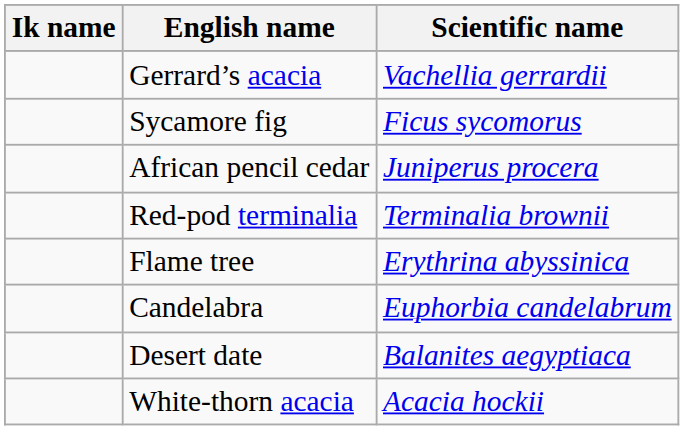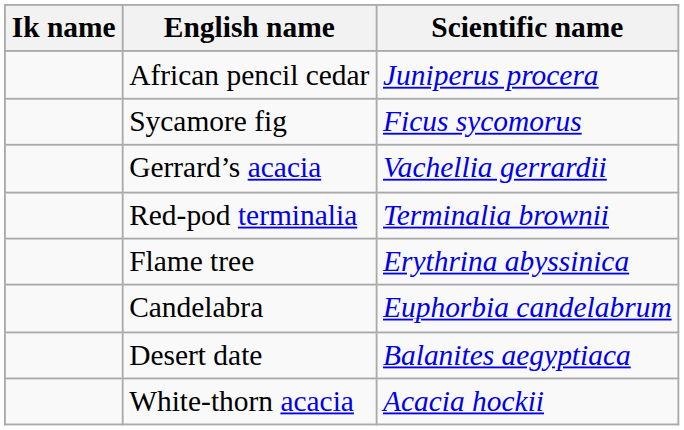rows swapped: (249, 167) <-> (225, 74)
